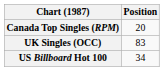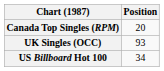(140, 43) 83 -> (140, 43) 93
